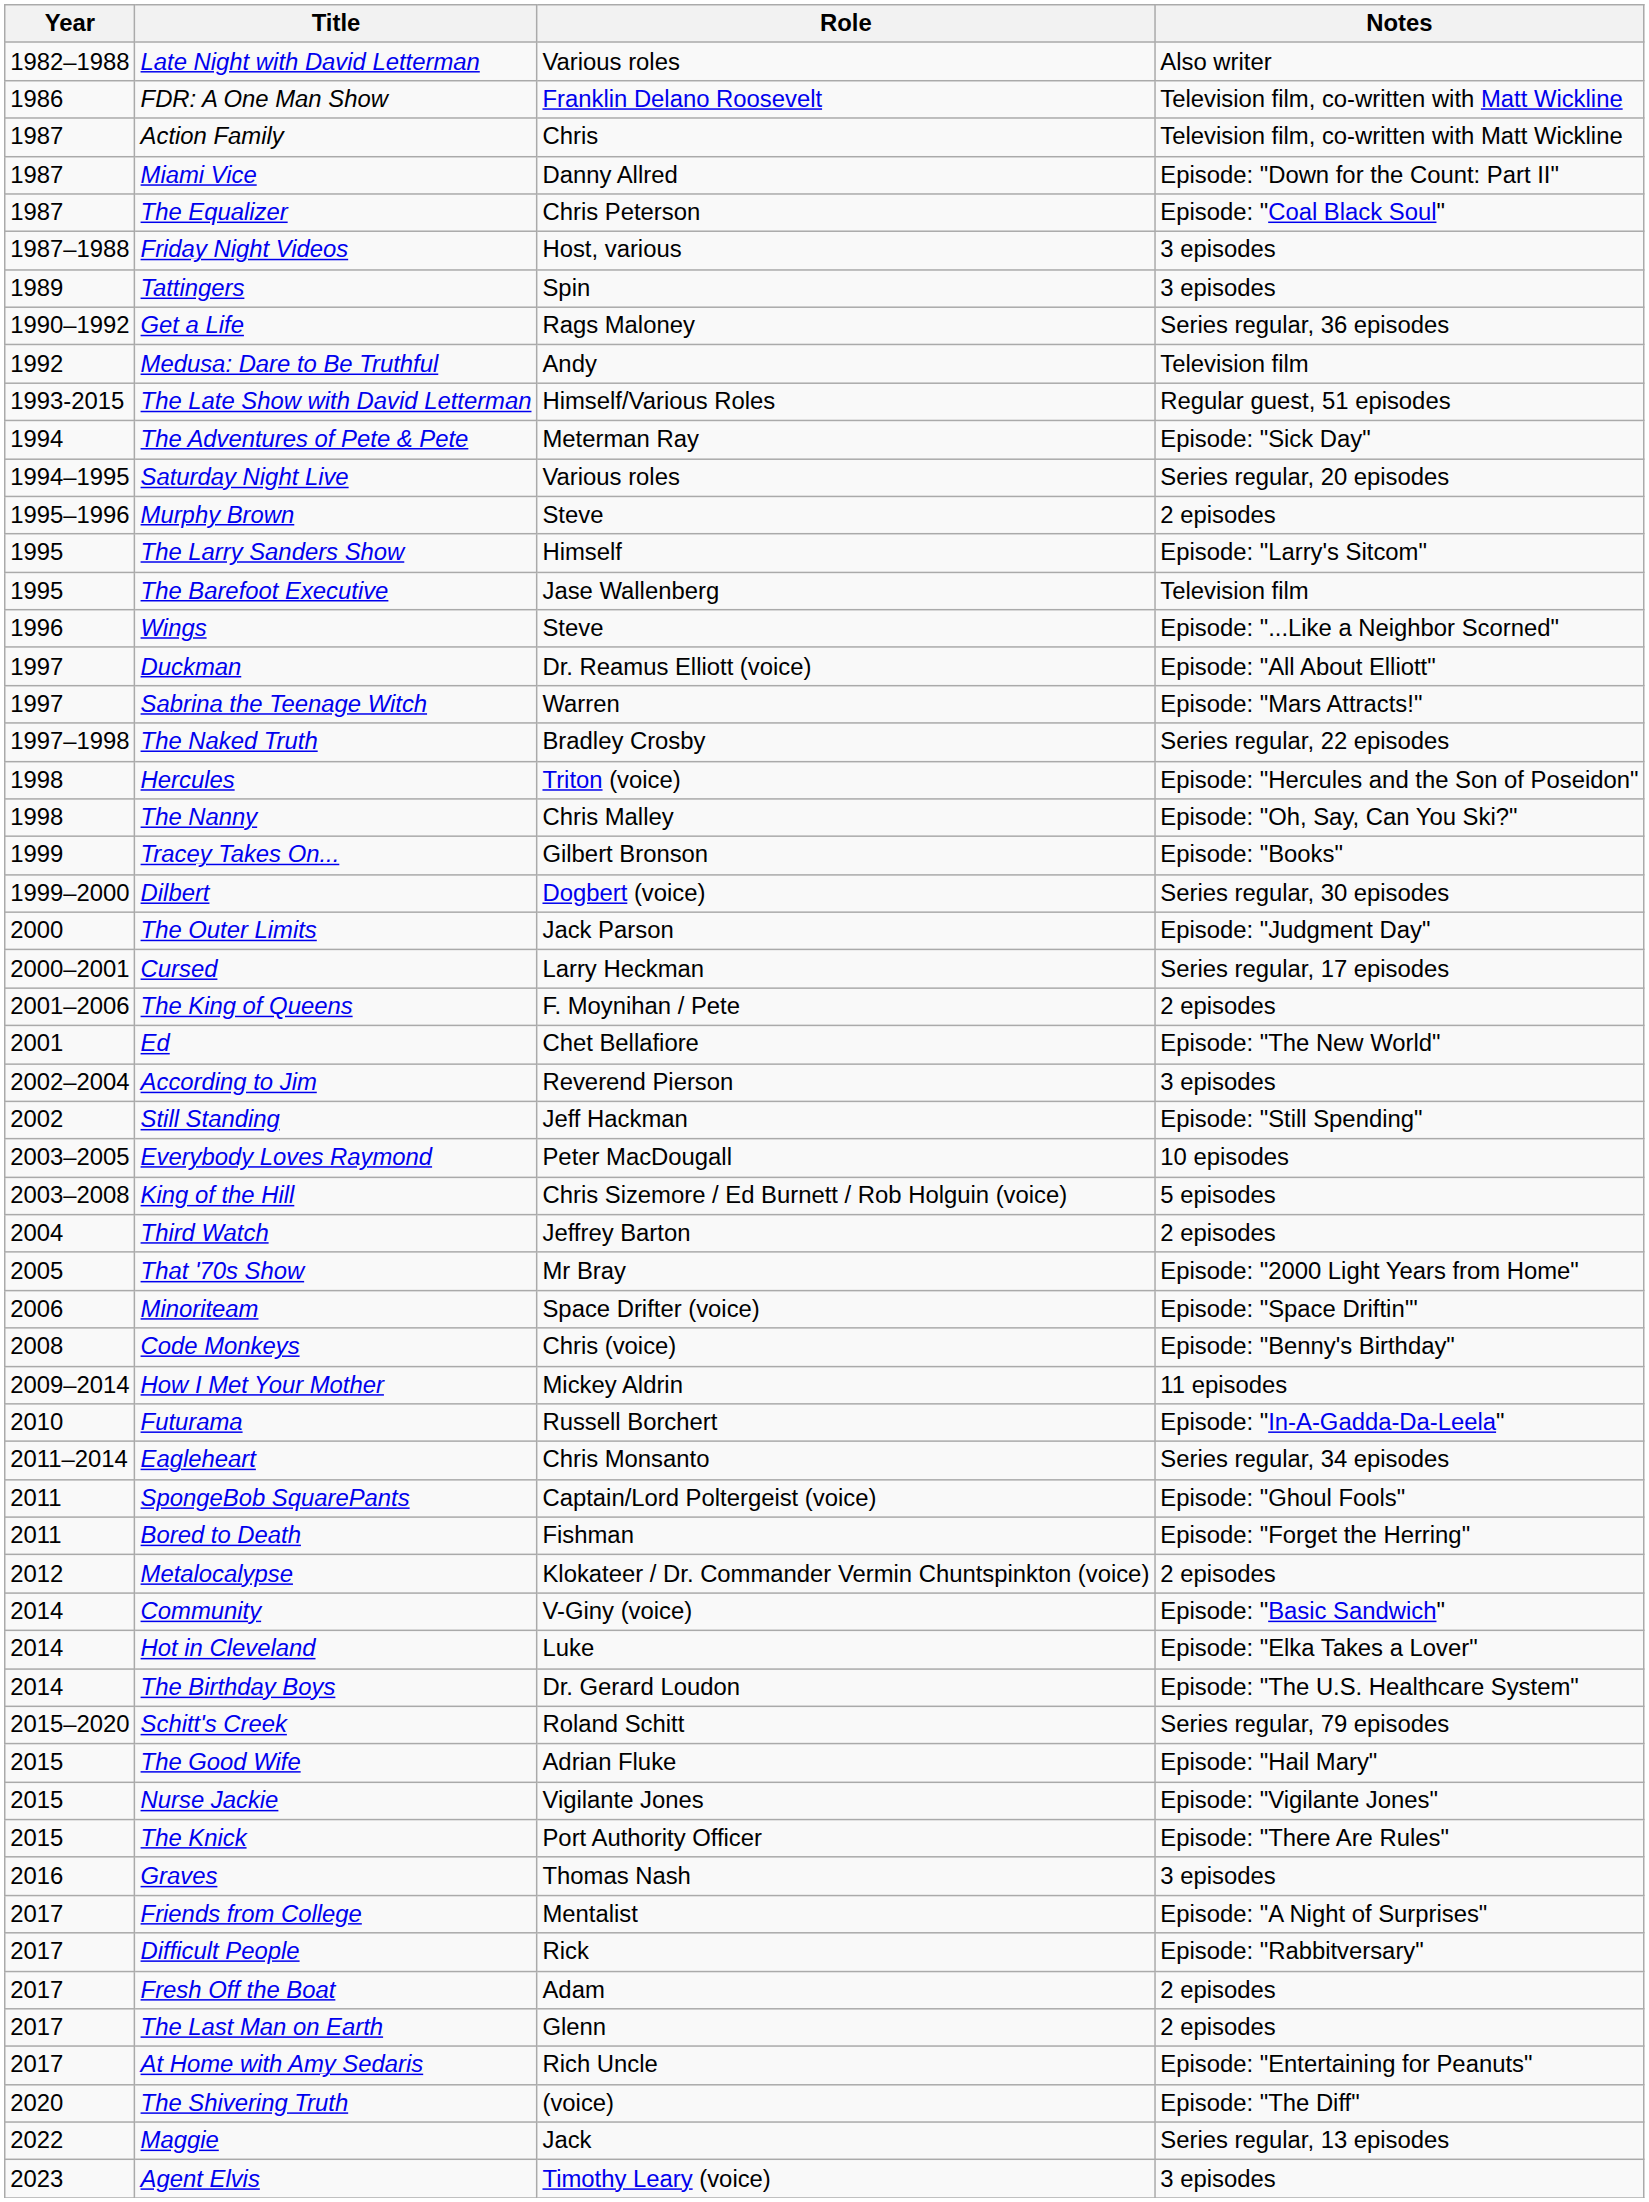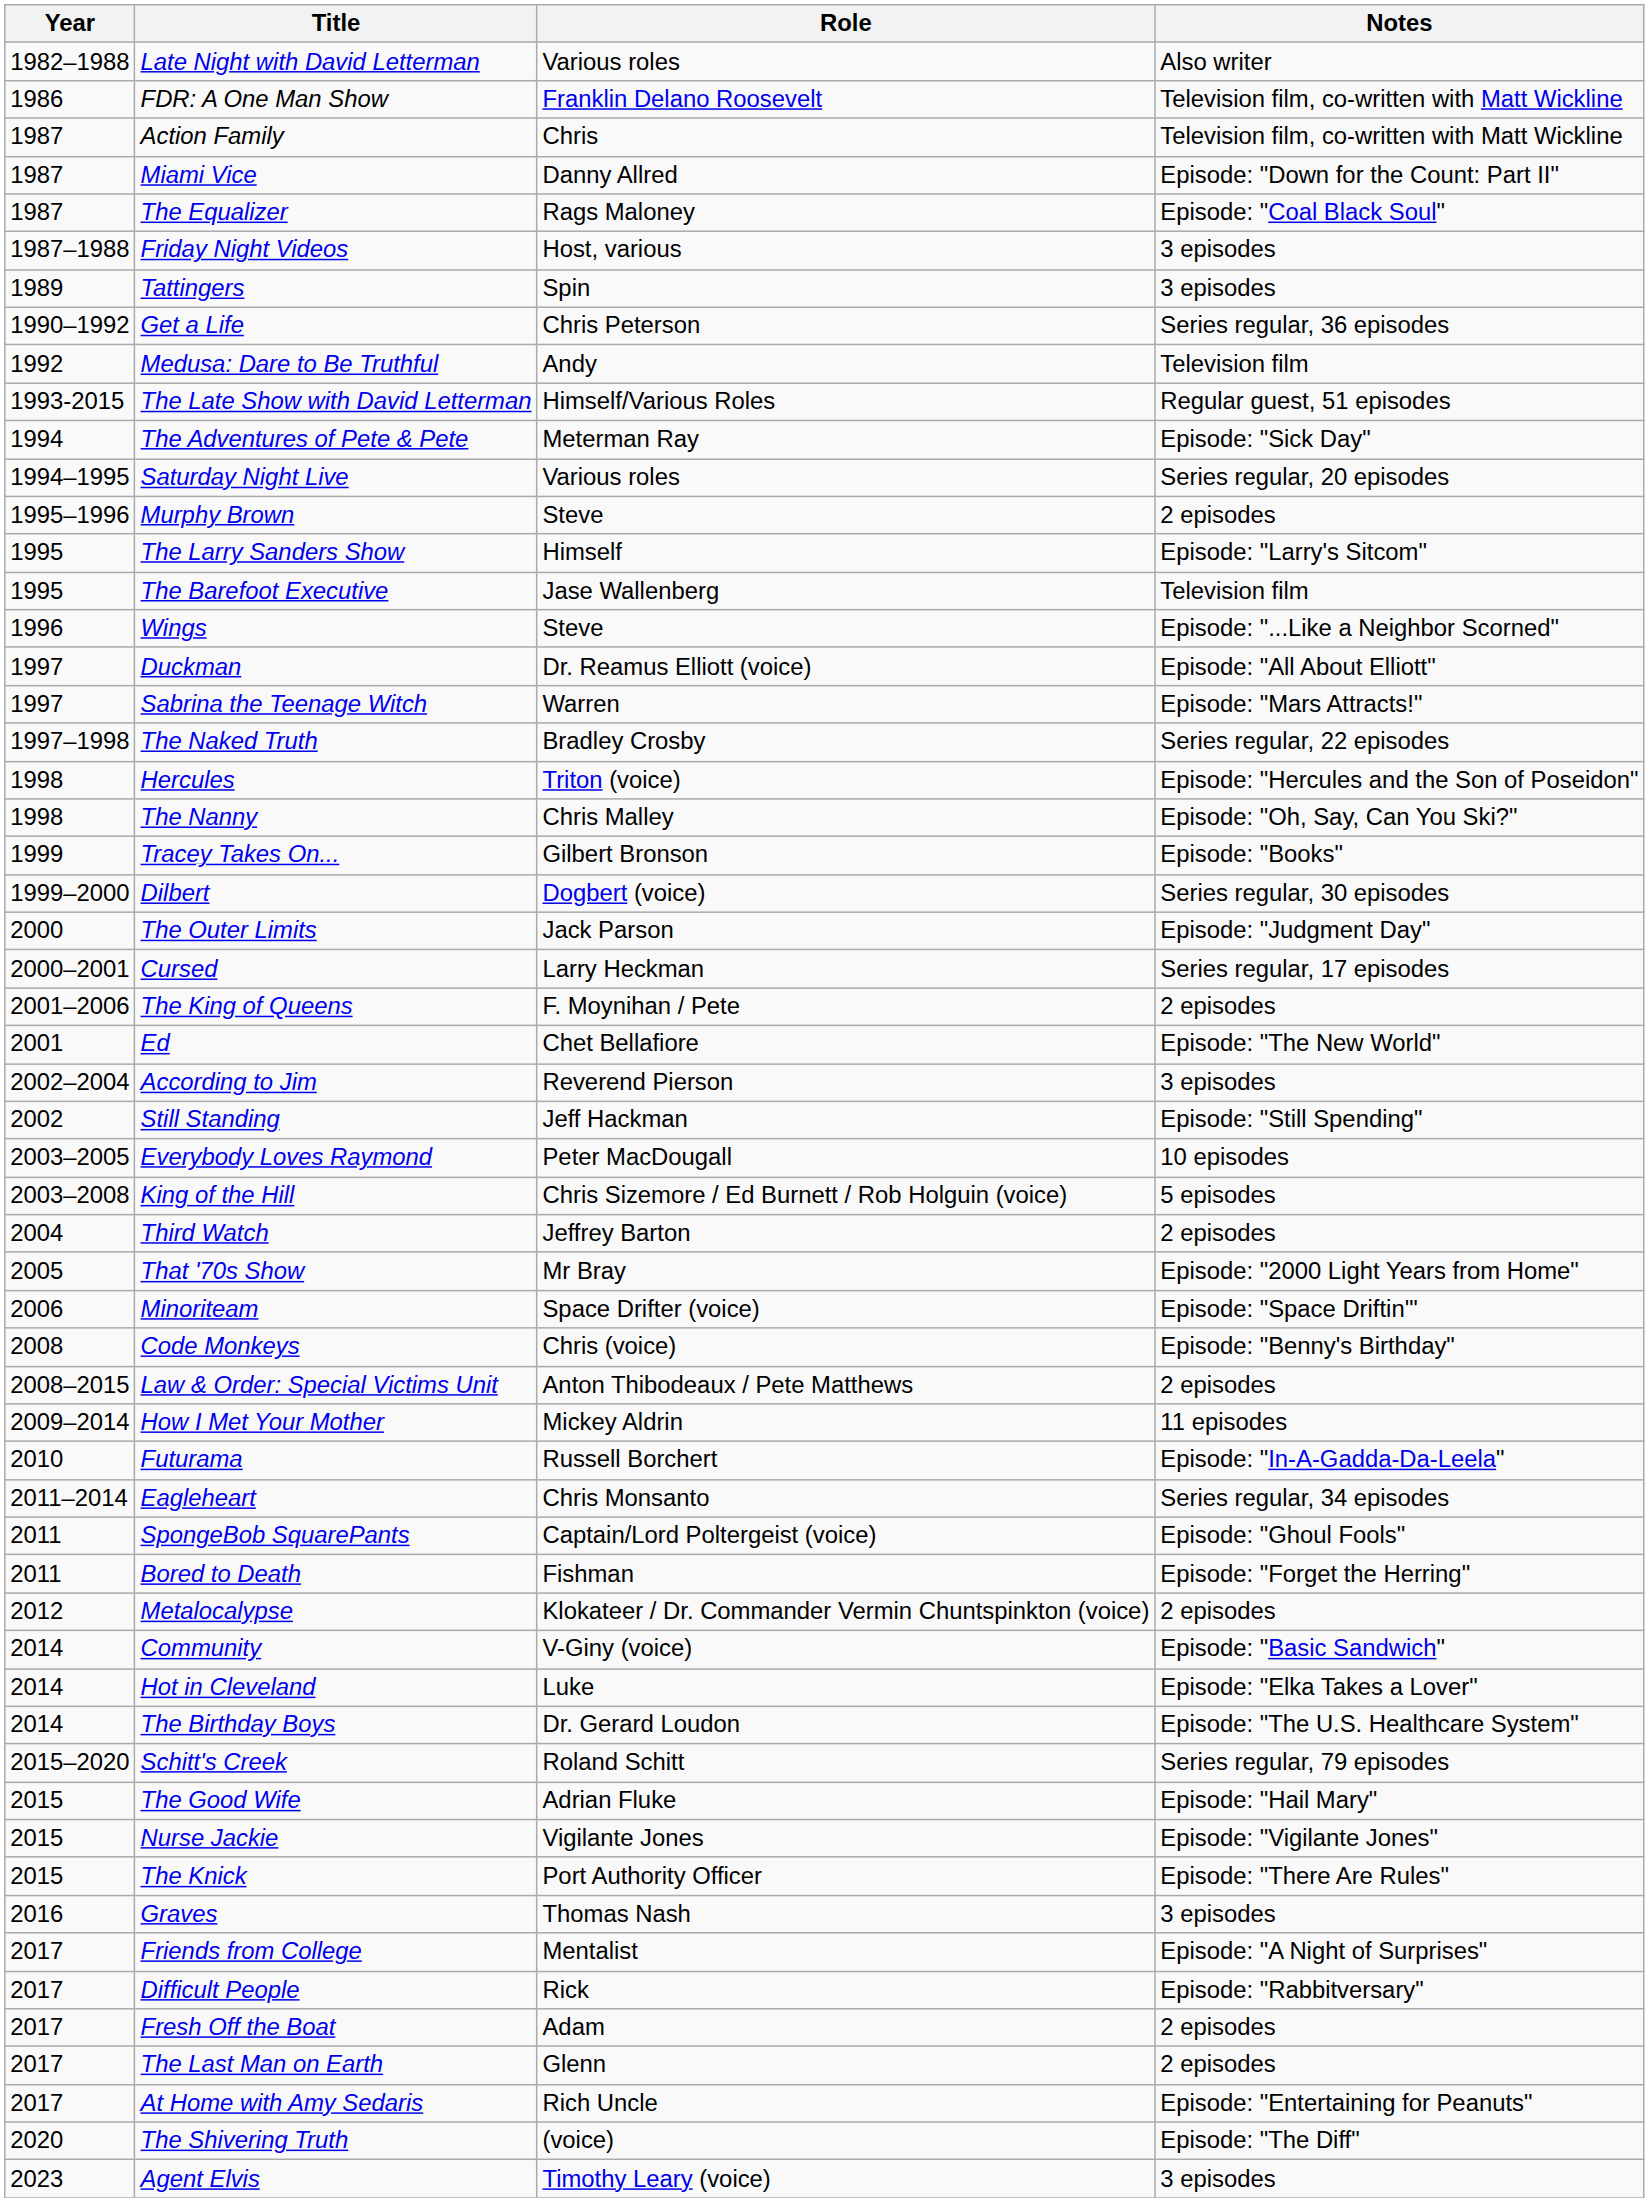(621, 212) Chris Peterson -> (619, 212) Rags Maloney
(619, 325) Rags Maloney -> (621, 325) Chris Peterson
+ row: (319, 1384)
- row: (180, 2140)
